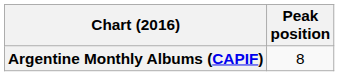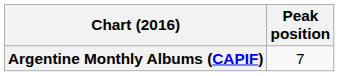(300, 58) 8 -> (300, 58) 7
